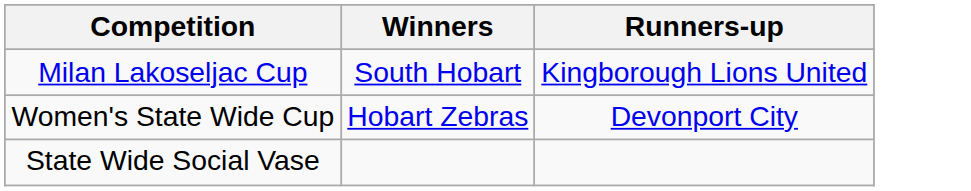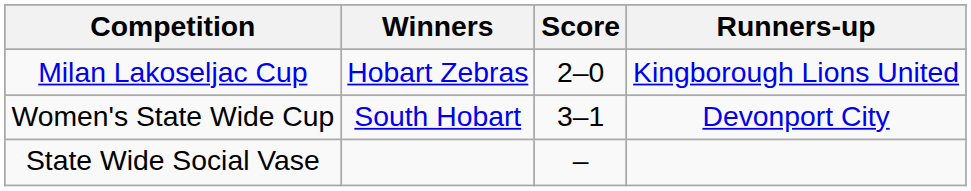+ column: (581, 26)
(438, 71) South Hobart -> (438, 71) Hobart Zebras
(438, 116) Hobart Zebras -> (438, 116) South Hobart
